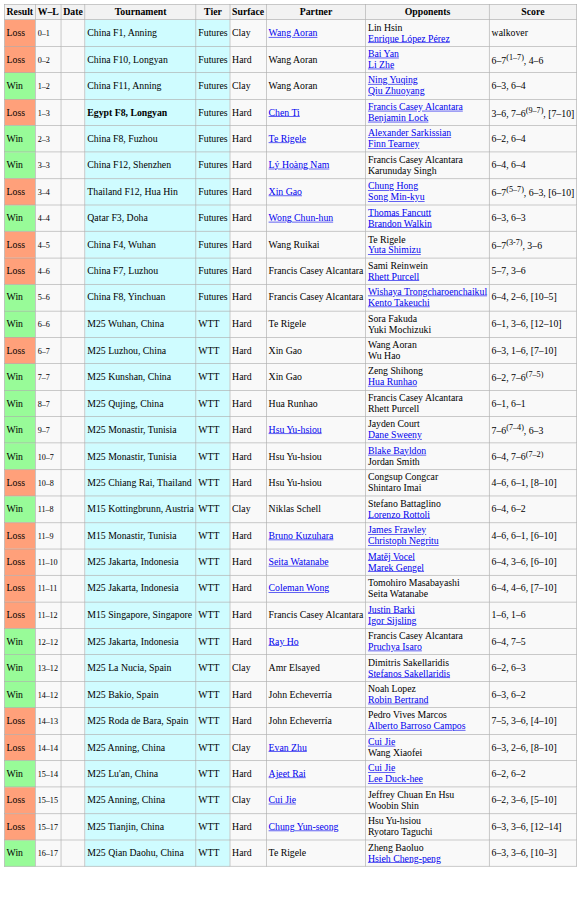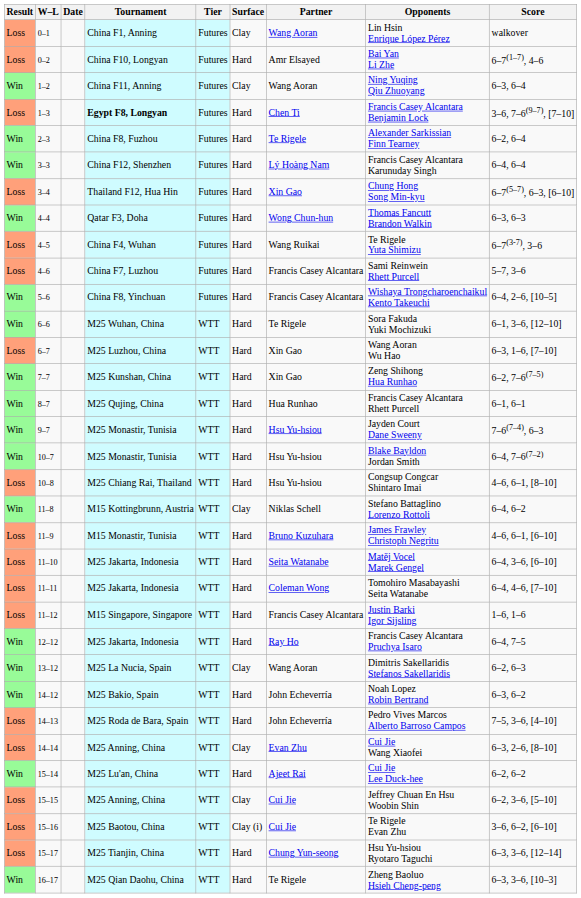(293, 59) Wang Aoran -> (294, 59) Amr Elsayed
(294, 668) Amr Elsayed -> (293, 668) Wang Aoran
+ row: (48, 827)
